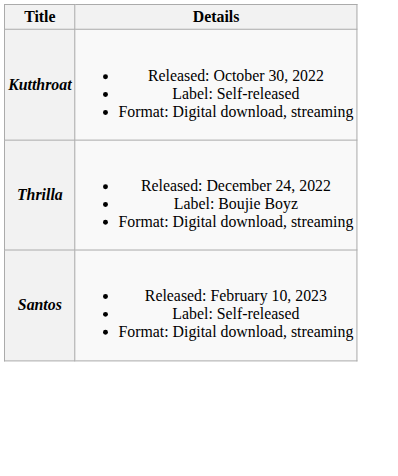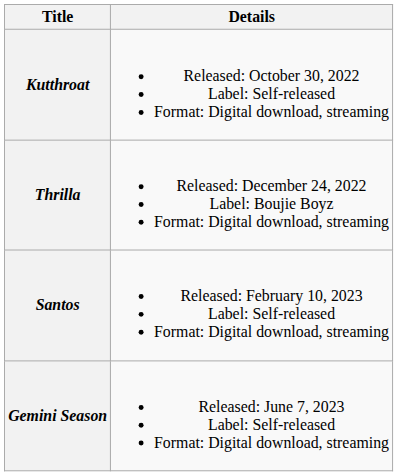+ row: (58, 415)
